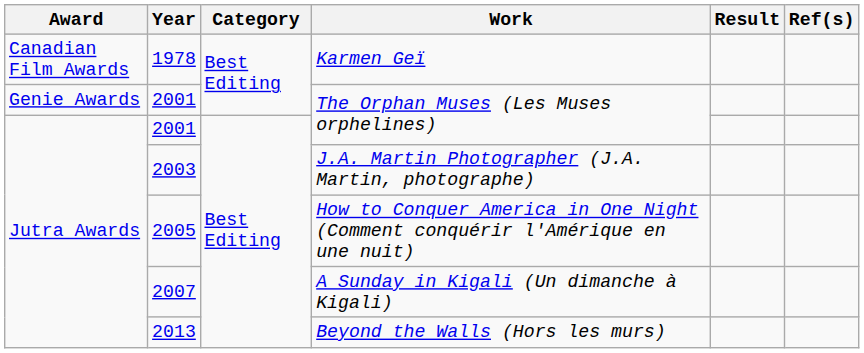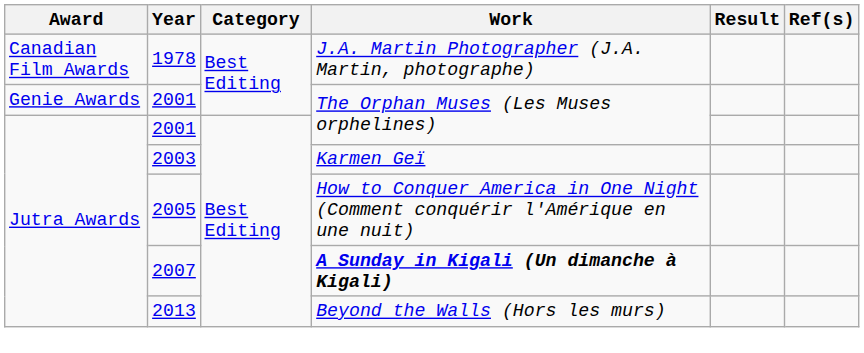(371, 60) Karmen Geï -> (480, 60) J.A. Martin Photographer (J.A. Martin, photographe)
(480, 170) J.A. Martin Photographer (J.A. Martin, photographe) -> (371, 159) Karmen Geï
(496, 292) normal -> (496, 271) bold
